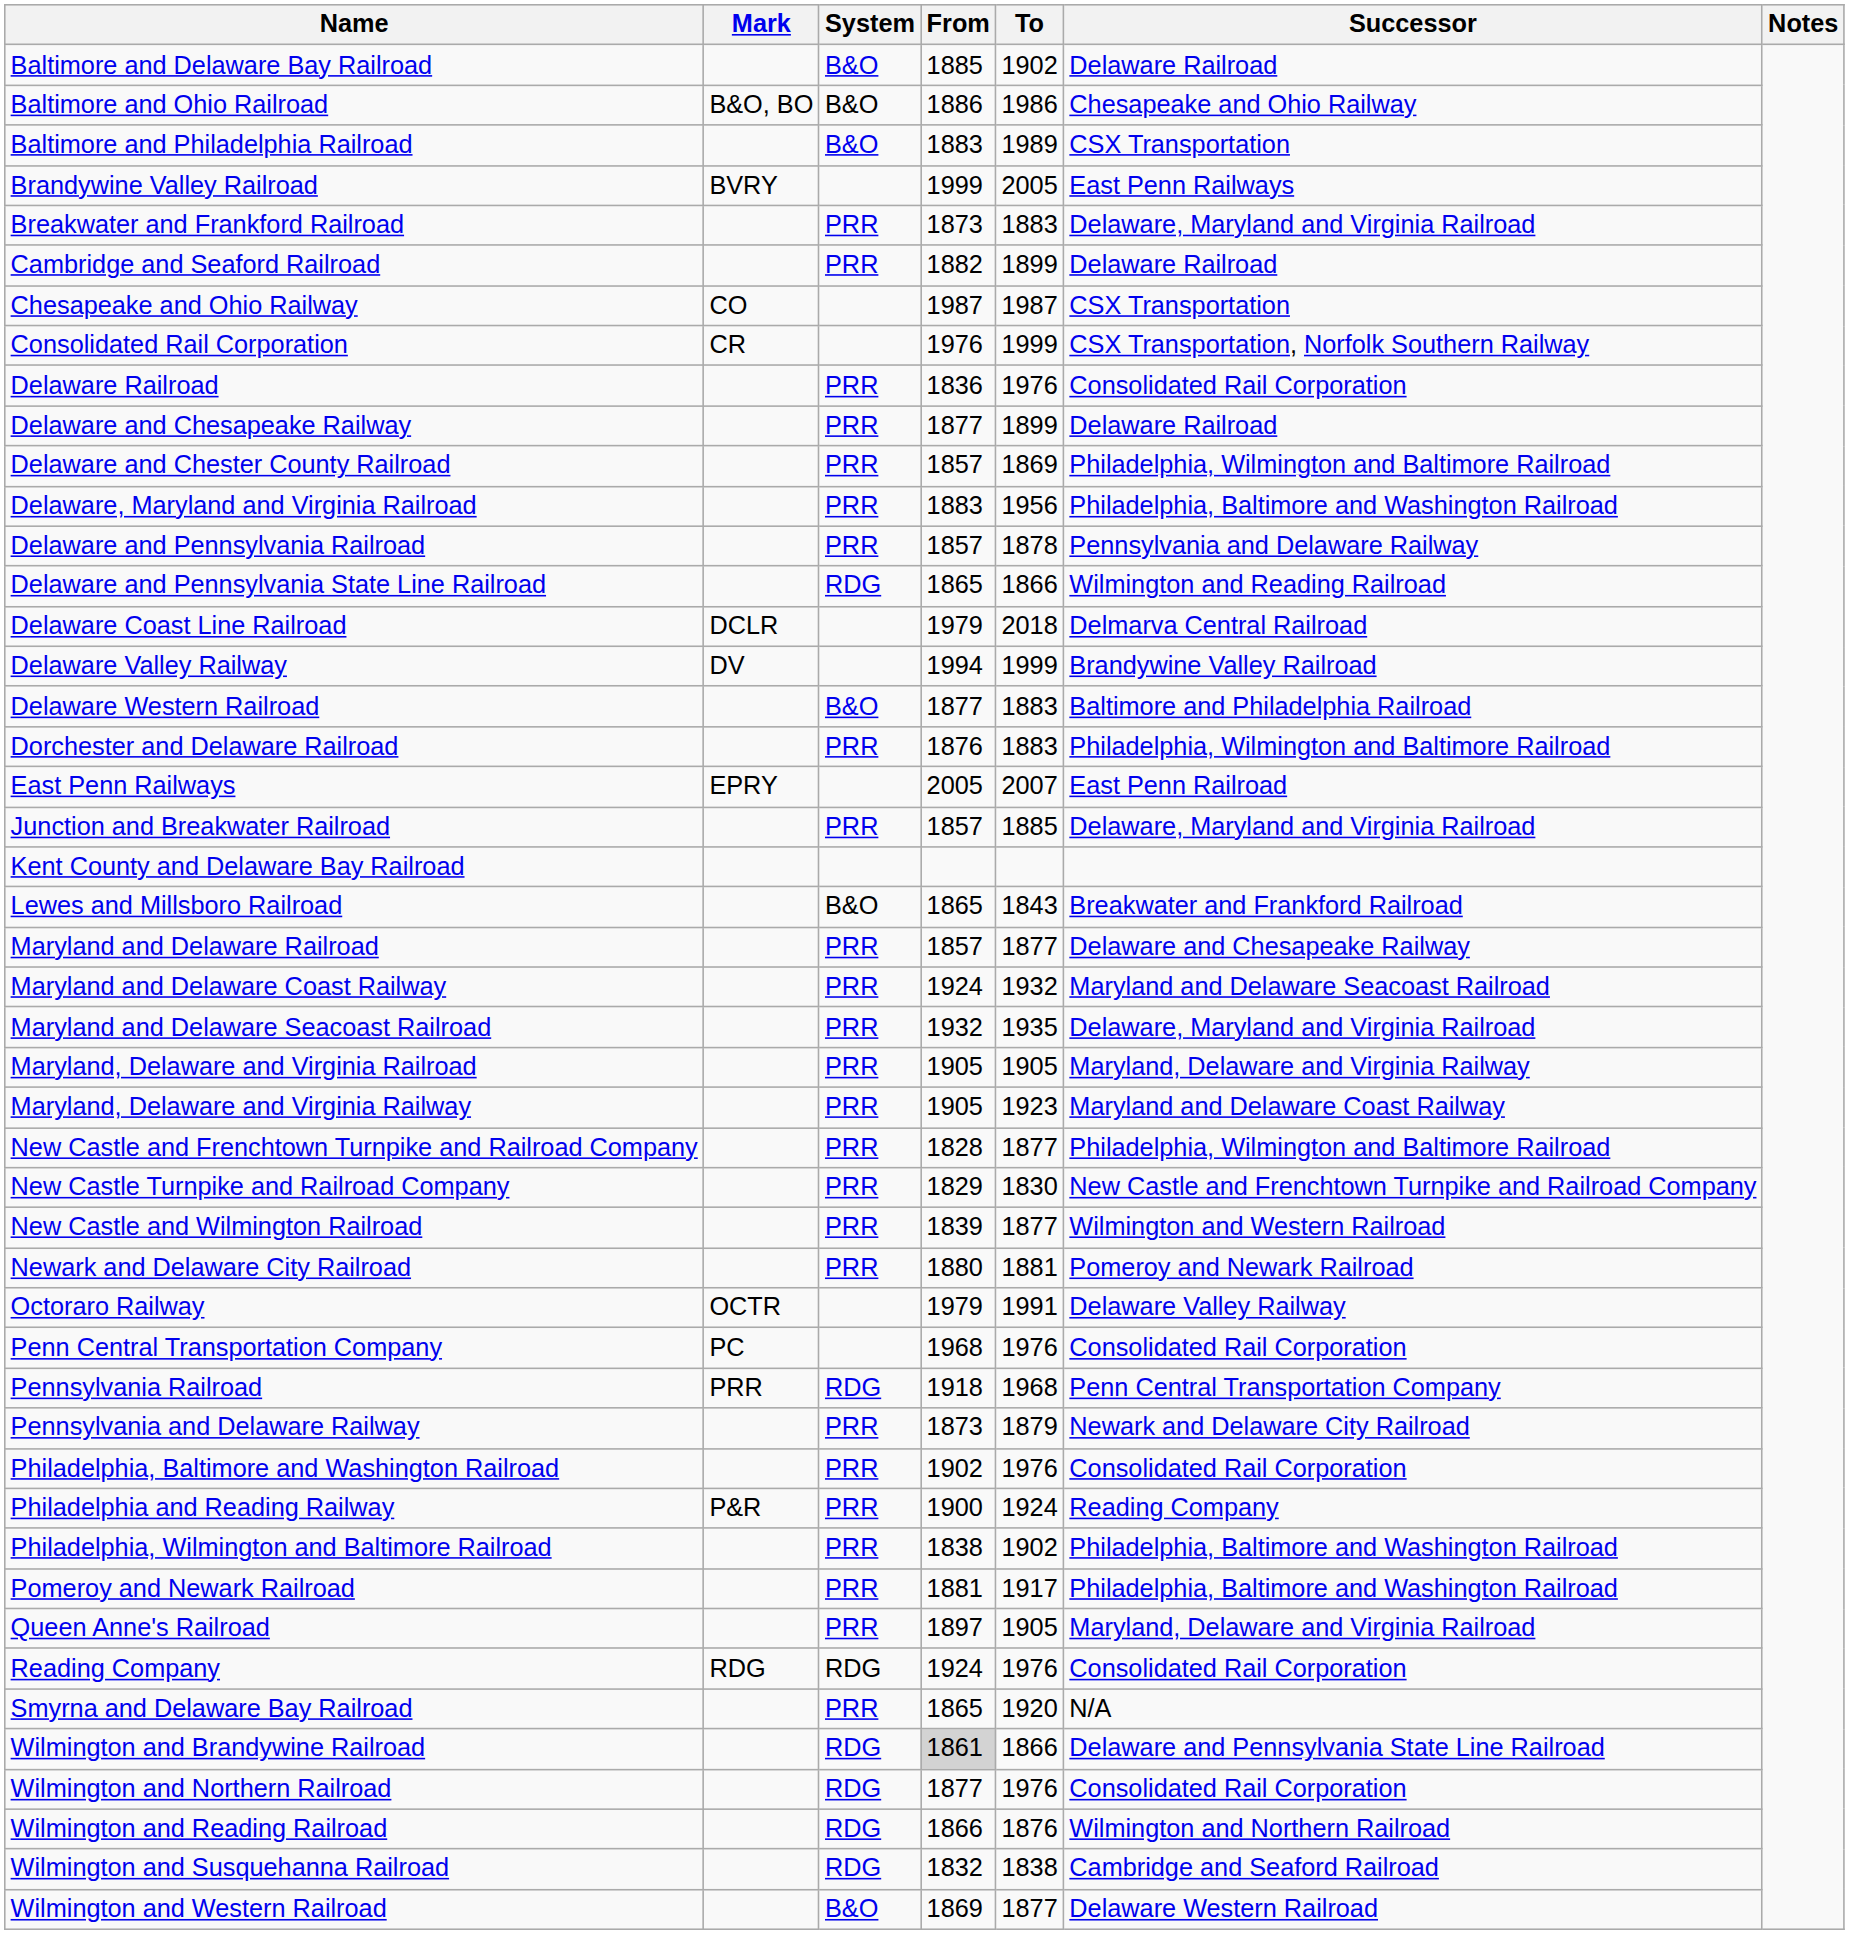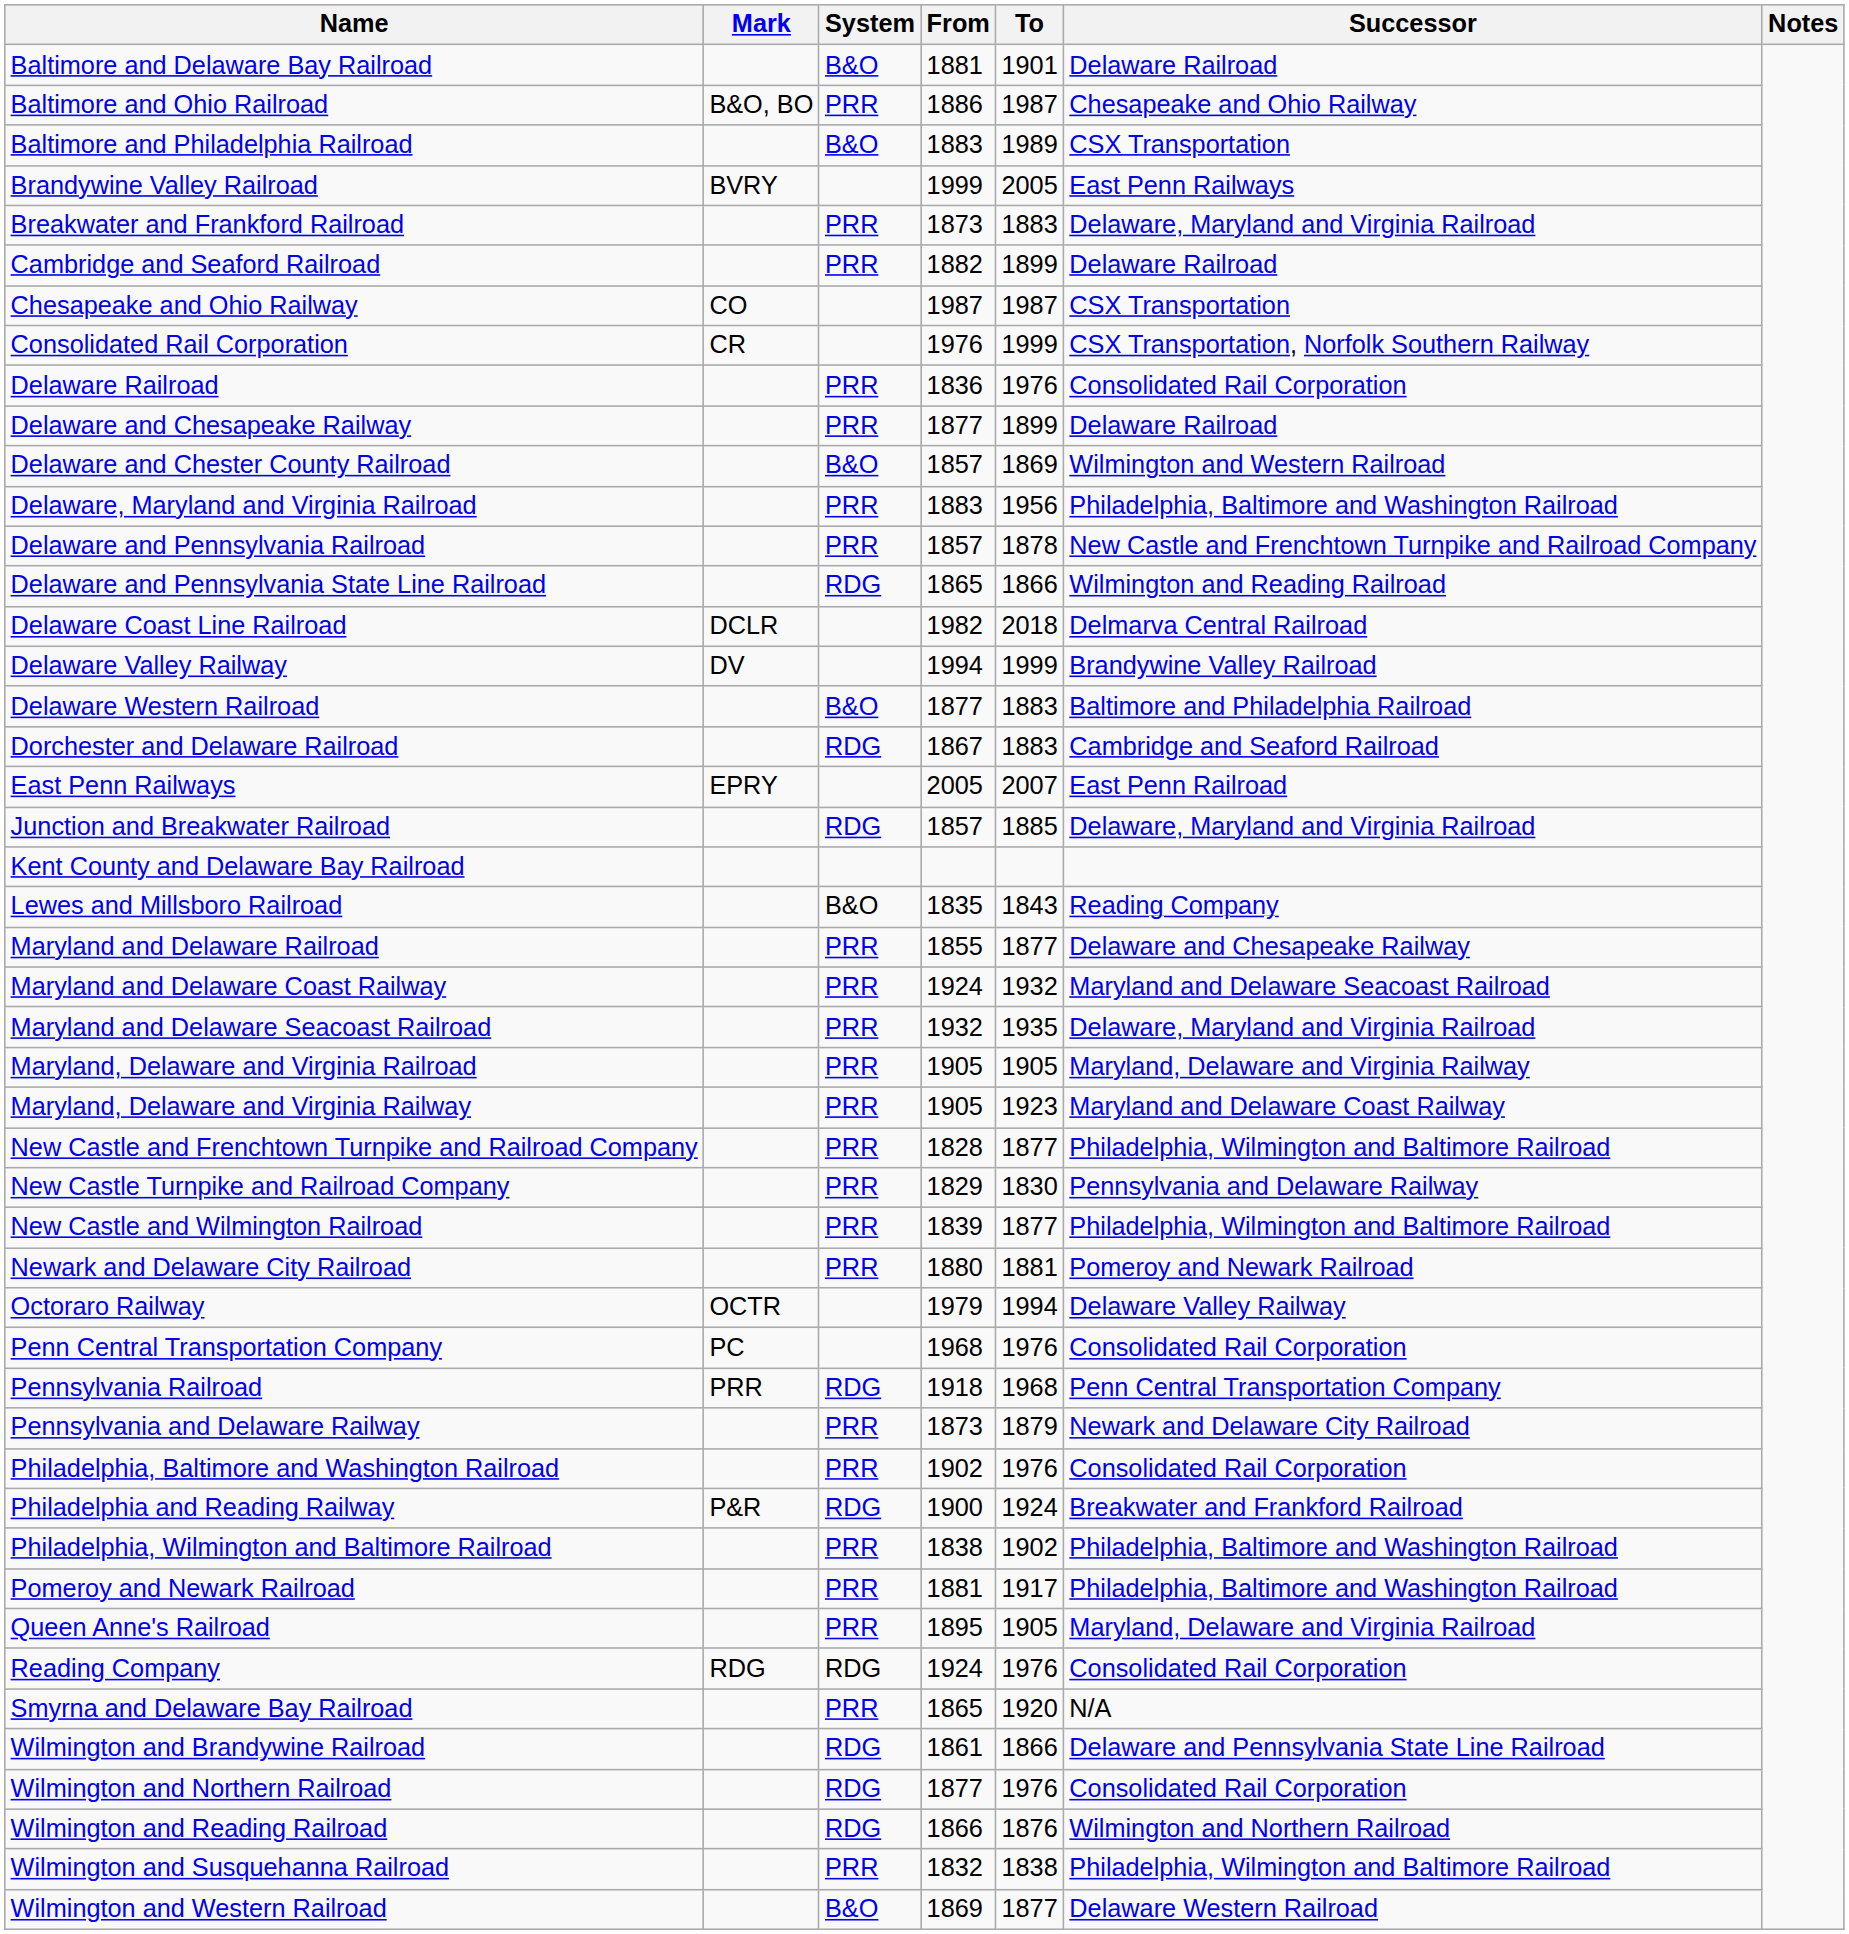(955, 64) 1885 -> (955, 64) 1881
(1030, 64) 1902 -> (1030, 64) 1901
(852, 104) B&O -> (852, 104) PRR
(1030, 104) 1986 -> (1030, 104) 1987
(852, 465) PRR -> (852, 465) B&O
(1340, 465) Philadelphia, Wilmington and Baltimore Railroad -> (1257, 465) Wilmington and Western Railroad
(1274, 545) Pennsylvania and Delaware Railway -> (1413, 545) New Castle and Frenchtown Turnpike and Railroad Company
(955, 625) 1979 -> (955, 625) 1982
(852, 746) PRR -> (853, 746) RDG
(955, 746) 1876 -> (955, 746) 1867
(1340, 746) Philadelphia, Wilmington and Baltimore Railroad -> (1254, 746) Cambridge and Seaford Railroad
(852, 826) PRR -> (853, 826) RDG
(955, 906) 1865 -> (955, 906) 1835
(1266, 906) Breakwater and Frankford Railroad -> (1174, 906) Reading Company
(955, 946) 1857 -> (955, 946) 1855
(1413, 1187) New Castle and Frenchtown Turnpike and Railroad Company -> (1274, 1187) Pennsylvania and Delaware Railway
(1257, 1227) Wilmington and Western Railroad -> (1340, 1227) Philadelphia, Wilmington and Baltimore Railroad
(1030, 1307) 1991 -> (1030, 1307) 1994
(852, 1507) PRR -> (853, 1507) RDG
(1174, 1507) Reading Company -> (1266, 1507) Breakwater and Frankford Railroad
(955, 1628) 1897 -> (955, 1628) 1895
(955, 1748) lightgrey background -> (955, 1748) no background
(853, 1868) RDG -> (852, 1868) PRR
(1254, 1868) Cambridge and Seaford Railroad -> (1340, 1868) Philadelphia, Wilmington and Baltimore Railroad
